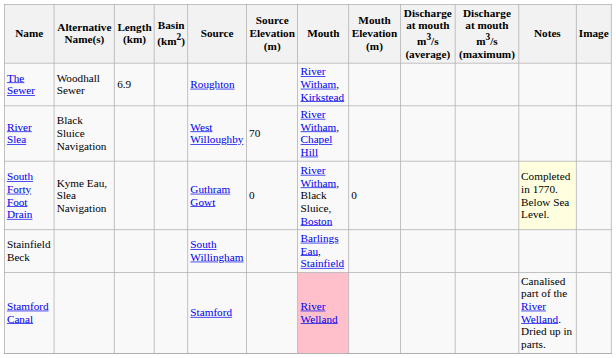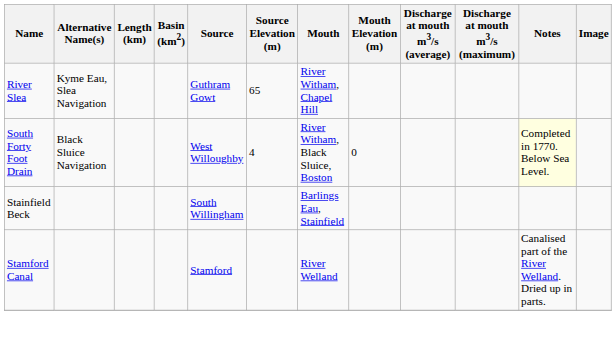- row: (21, 84)
(82, 133) Black Sluice Navigation -> (82, 90) Kyme Eau, Slea Navigation
(217, 133) West Willoughby -> (210, 90) Guthram Gowt
(255, 133) 70 -> (255, 90) 65
(82, 195) Kyme Eau, Slea Navigation -> (82, 152) Black Sluice Navigation
(210, 195) Guthram Gowt -> (217, 152) West Willoughby
(252, 195) 0 -> (252, 152) 4
(319, 313) pink background -> (319, 270) no background
